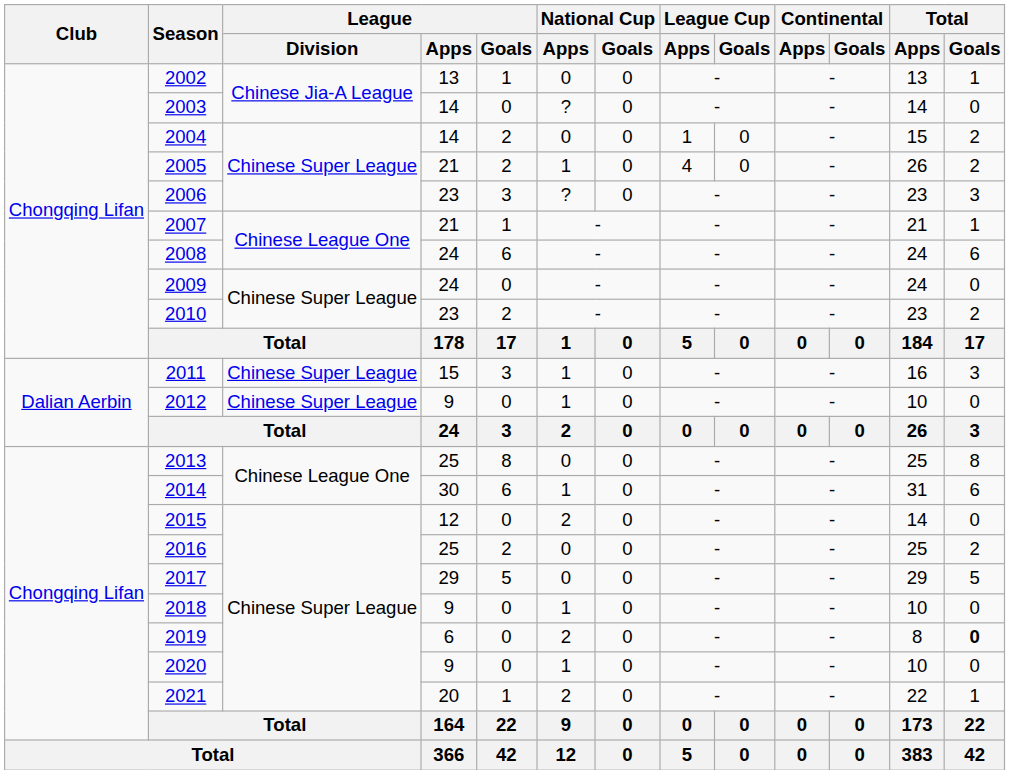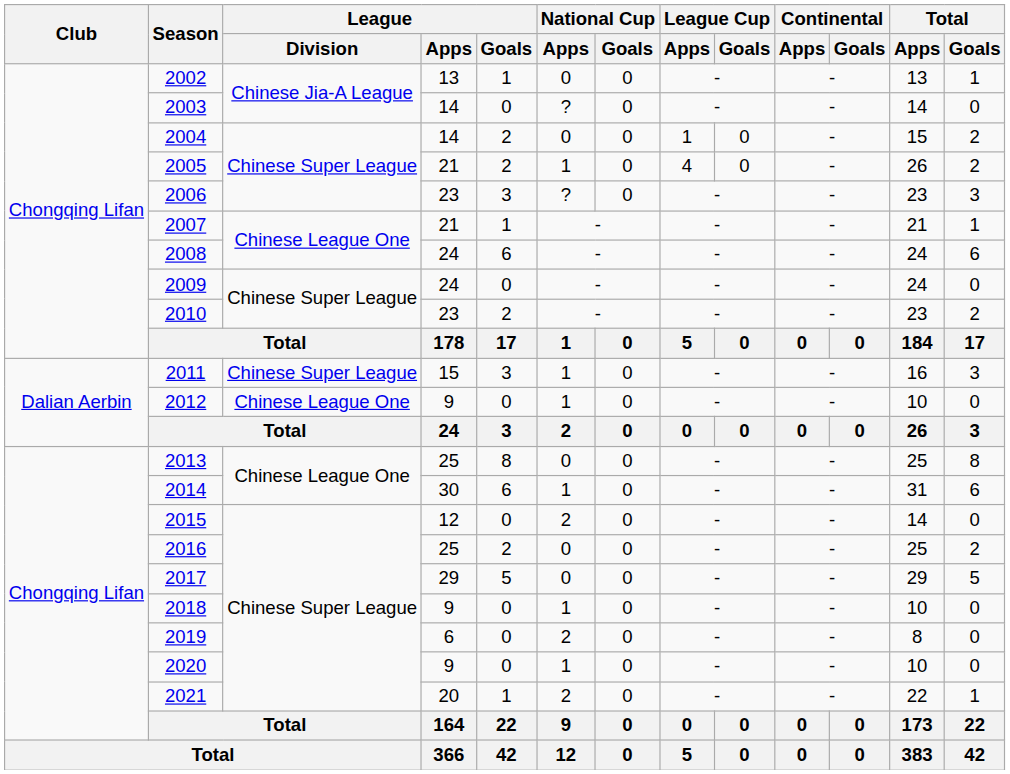(322, 401) Chinese Super League -> (322, 401) Chinese League One
(975, 637) bold -> (975, 637) normal
